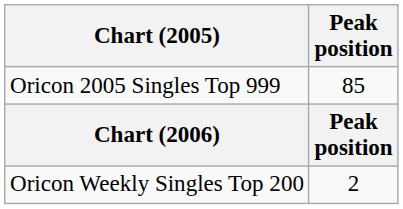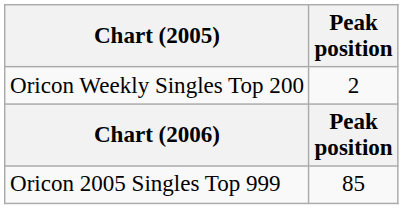rows swapped: (157, 184) <-> (145, 85)
